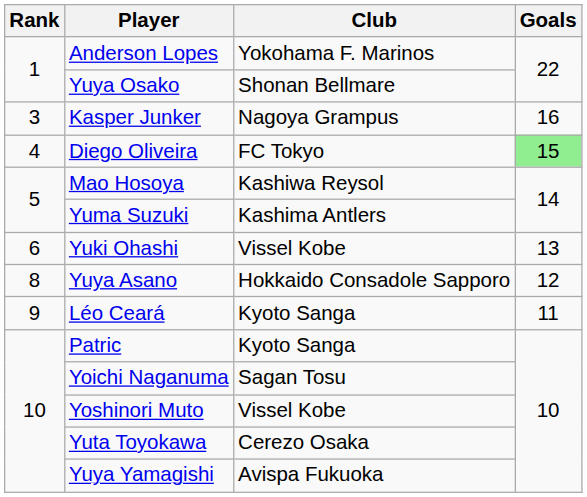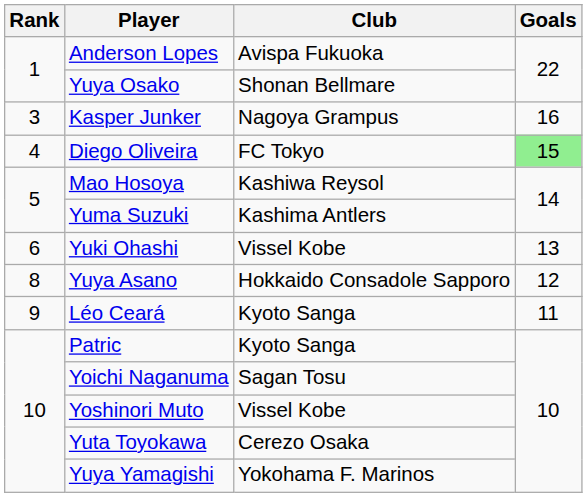(336, 53) Yokohama F. Marinos -> (311, 53) Avispa Fukuoka
(311, 475) Avispa Fukuoka -> (336, 475) Yokohama F. Marinos
